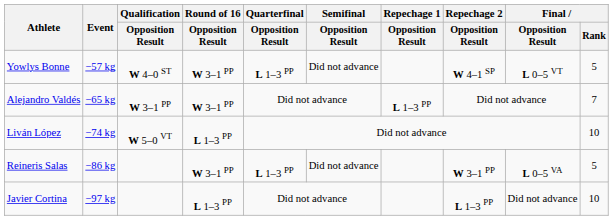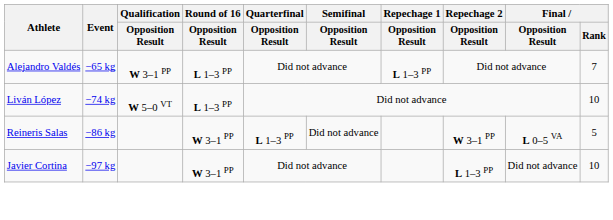- row: (38, 67)
(213, 106) W 3–1 PP -> (213, 73) L 1–3 PP
(213, 205) L 1–3 PP -> (213, 172) W 3–1 PP
